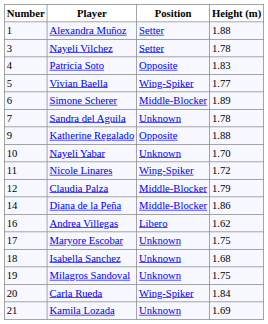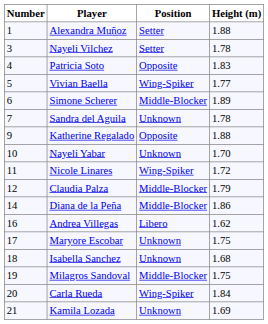(160, 275) Unknown -> (173, 275) Middle-Blocker
